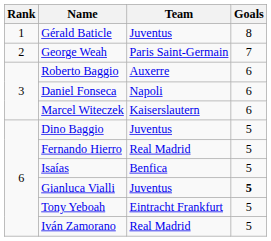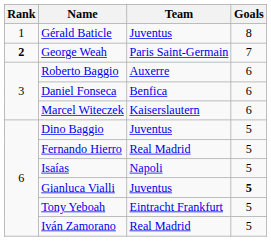(21, 52) normal -> (21, 52) bold
(146, 91) Napoli -> (148, 91) Benfica
(148, 168) Benfica -> (146, 168) Napoli
